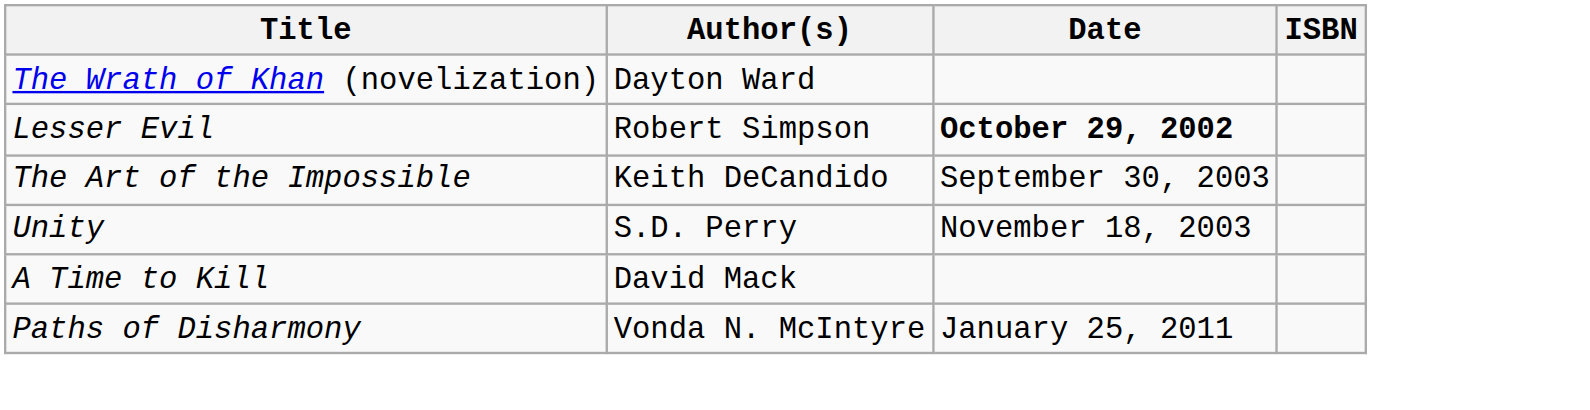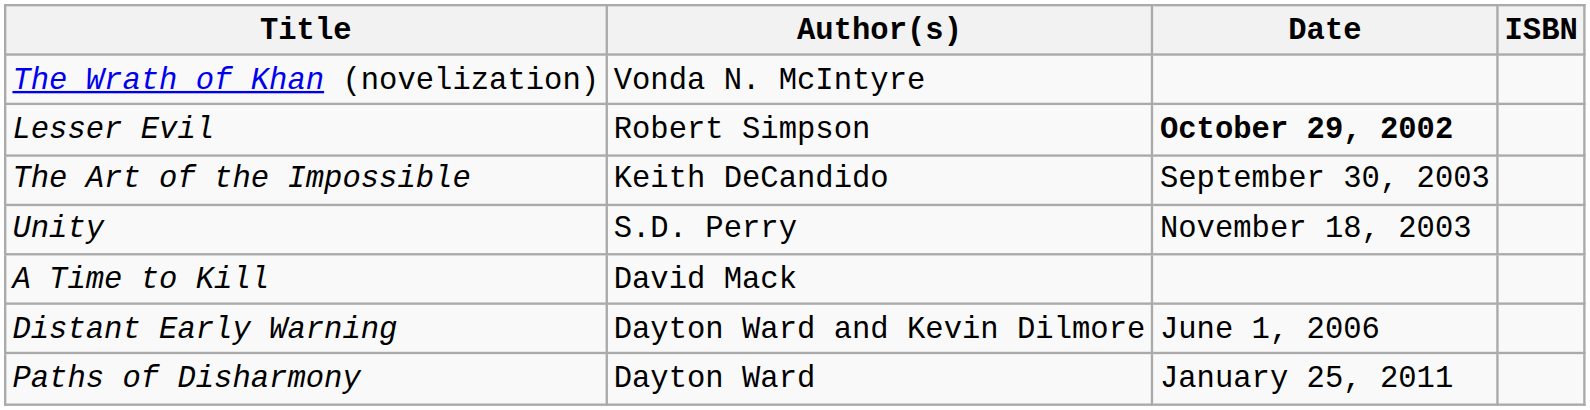(715, 80) Dayton Ward -> (770, 80) Vonda N. McIntyre
+ row: (205, 329)
(770, 329) Vonda N. McIntyre -> (715, 379) Dayton Ward
